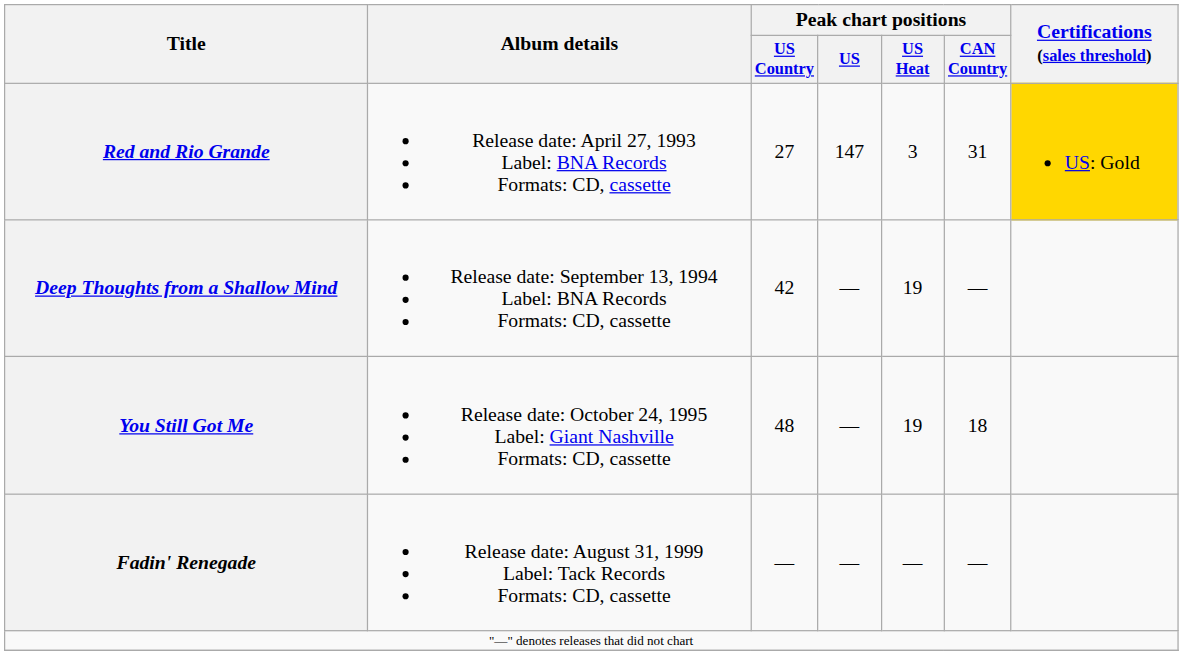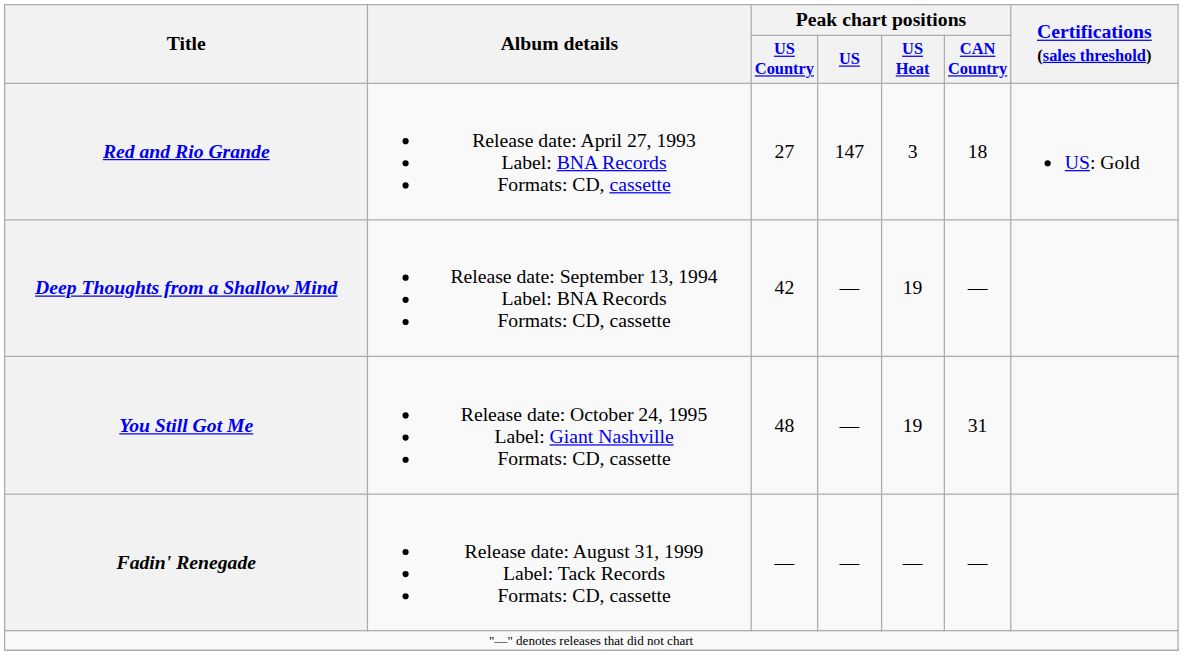(978, 151) 31 -> (978, 151) 18
(1094, 163) gold background -> (1094, 163) no background
(978, 425) 18 -> (978, 425) 31
